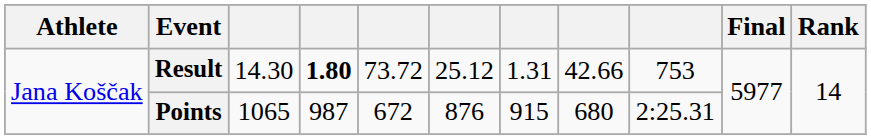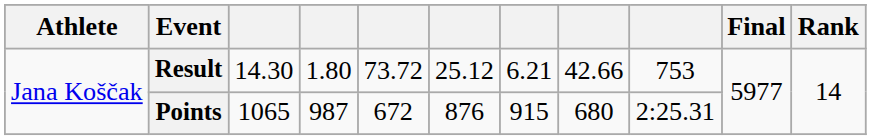(329, 69) bold -> (329, 69) normal
(529, 69) 1.31 -> (529, 69) 6.21
